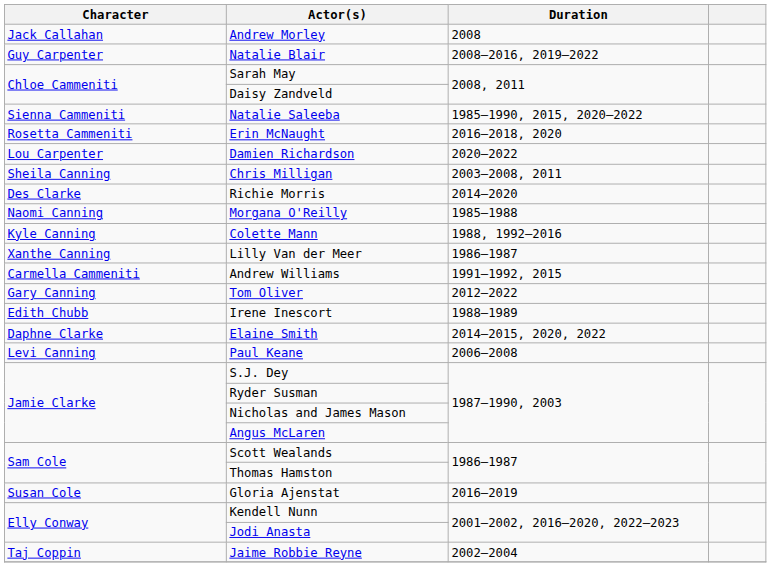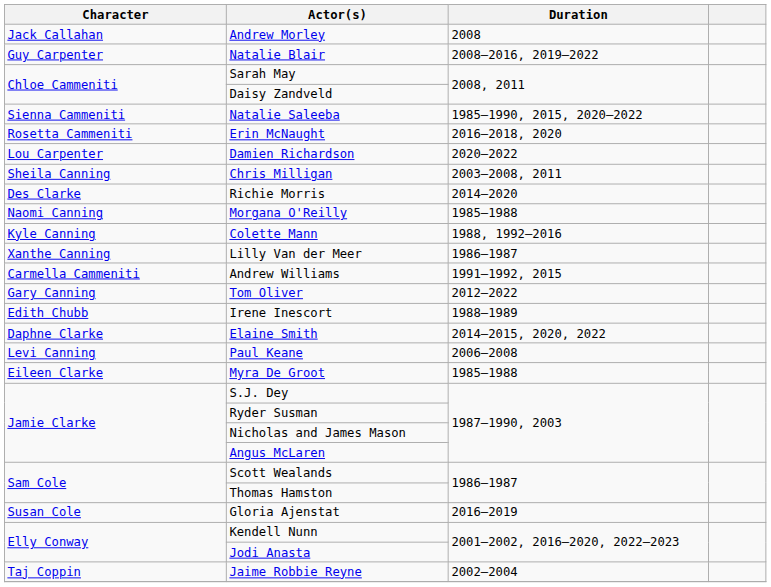+ row: (277, 373)
